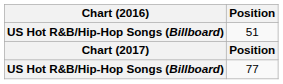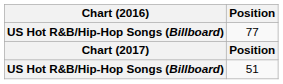rows swapped: (252, 32) <-> (252, 69)
